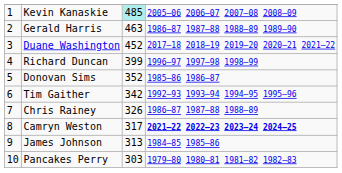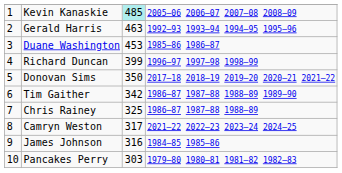(222, 29) 1986–87 1987–88 1988–89 1989–90 -> (222, 29) 1992–93 1993–94 1994–95 1995–96
(134, 45) 452 -> (134, 45) 453
(241, 45) 2017–18 2018–19 2019–20 2020–21 2021–22 -> (183, 45) 1985–86 1986–87
(134, 78) 352 -> (134, 78) 350
(183, 78) 1985–86 1986–87 -> (241, 78) 2017–18 2018–19 2019–20 2020–21 2021–22
(222, 94) 1992–93 1993–94 1994–95 1995–96 -> (222, 94) 1986–87 1987–88 1988–89 1989–90
(134, 110) 326 -> (134, 110) 325
(222, 127) bold -> (222, 127) normal
(134, 143) 313 -> (134, 143) 316
